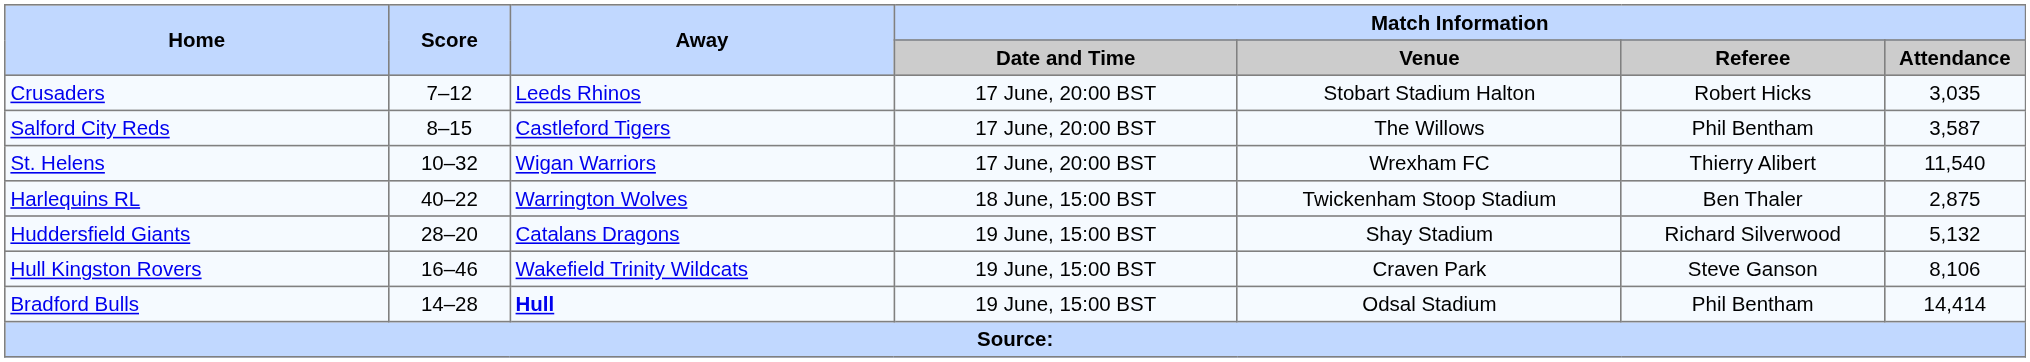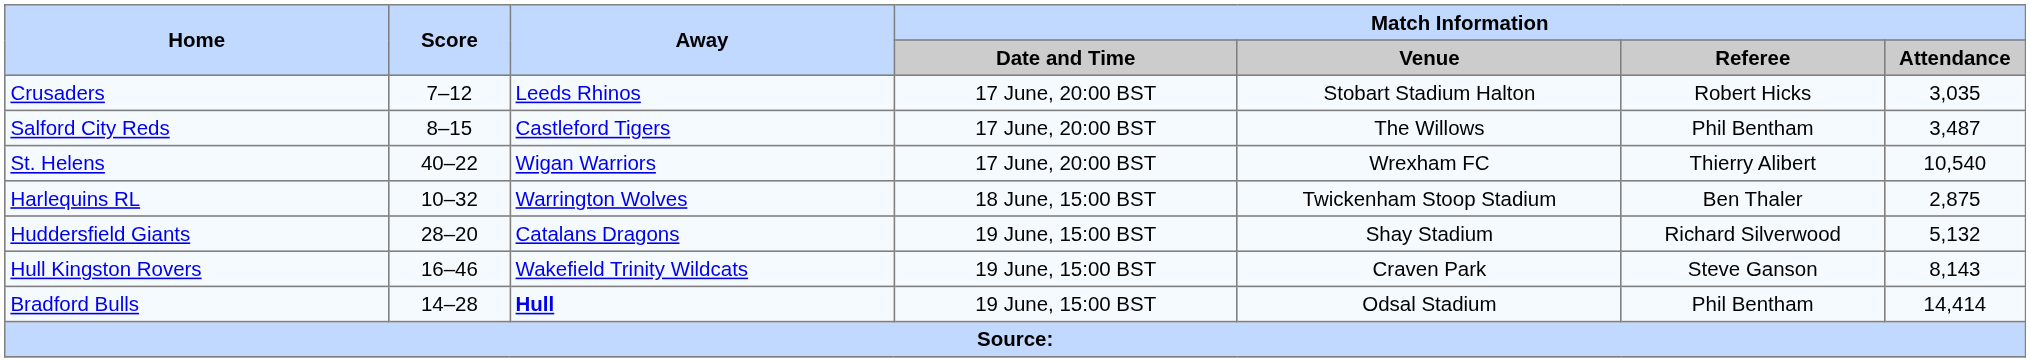(1955, 128) 3,587 -> (1955, 128) 3,487
(449, 163) 10–32 -> (449, 163) 40–22
(1955, 163) 11,540 -> (1955, 163) 10,540
(449, 198) 40–22 -> (449, 198) 10–32
(1955, 269) 8,106 -> (1955, 269) 8,143
